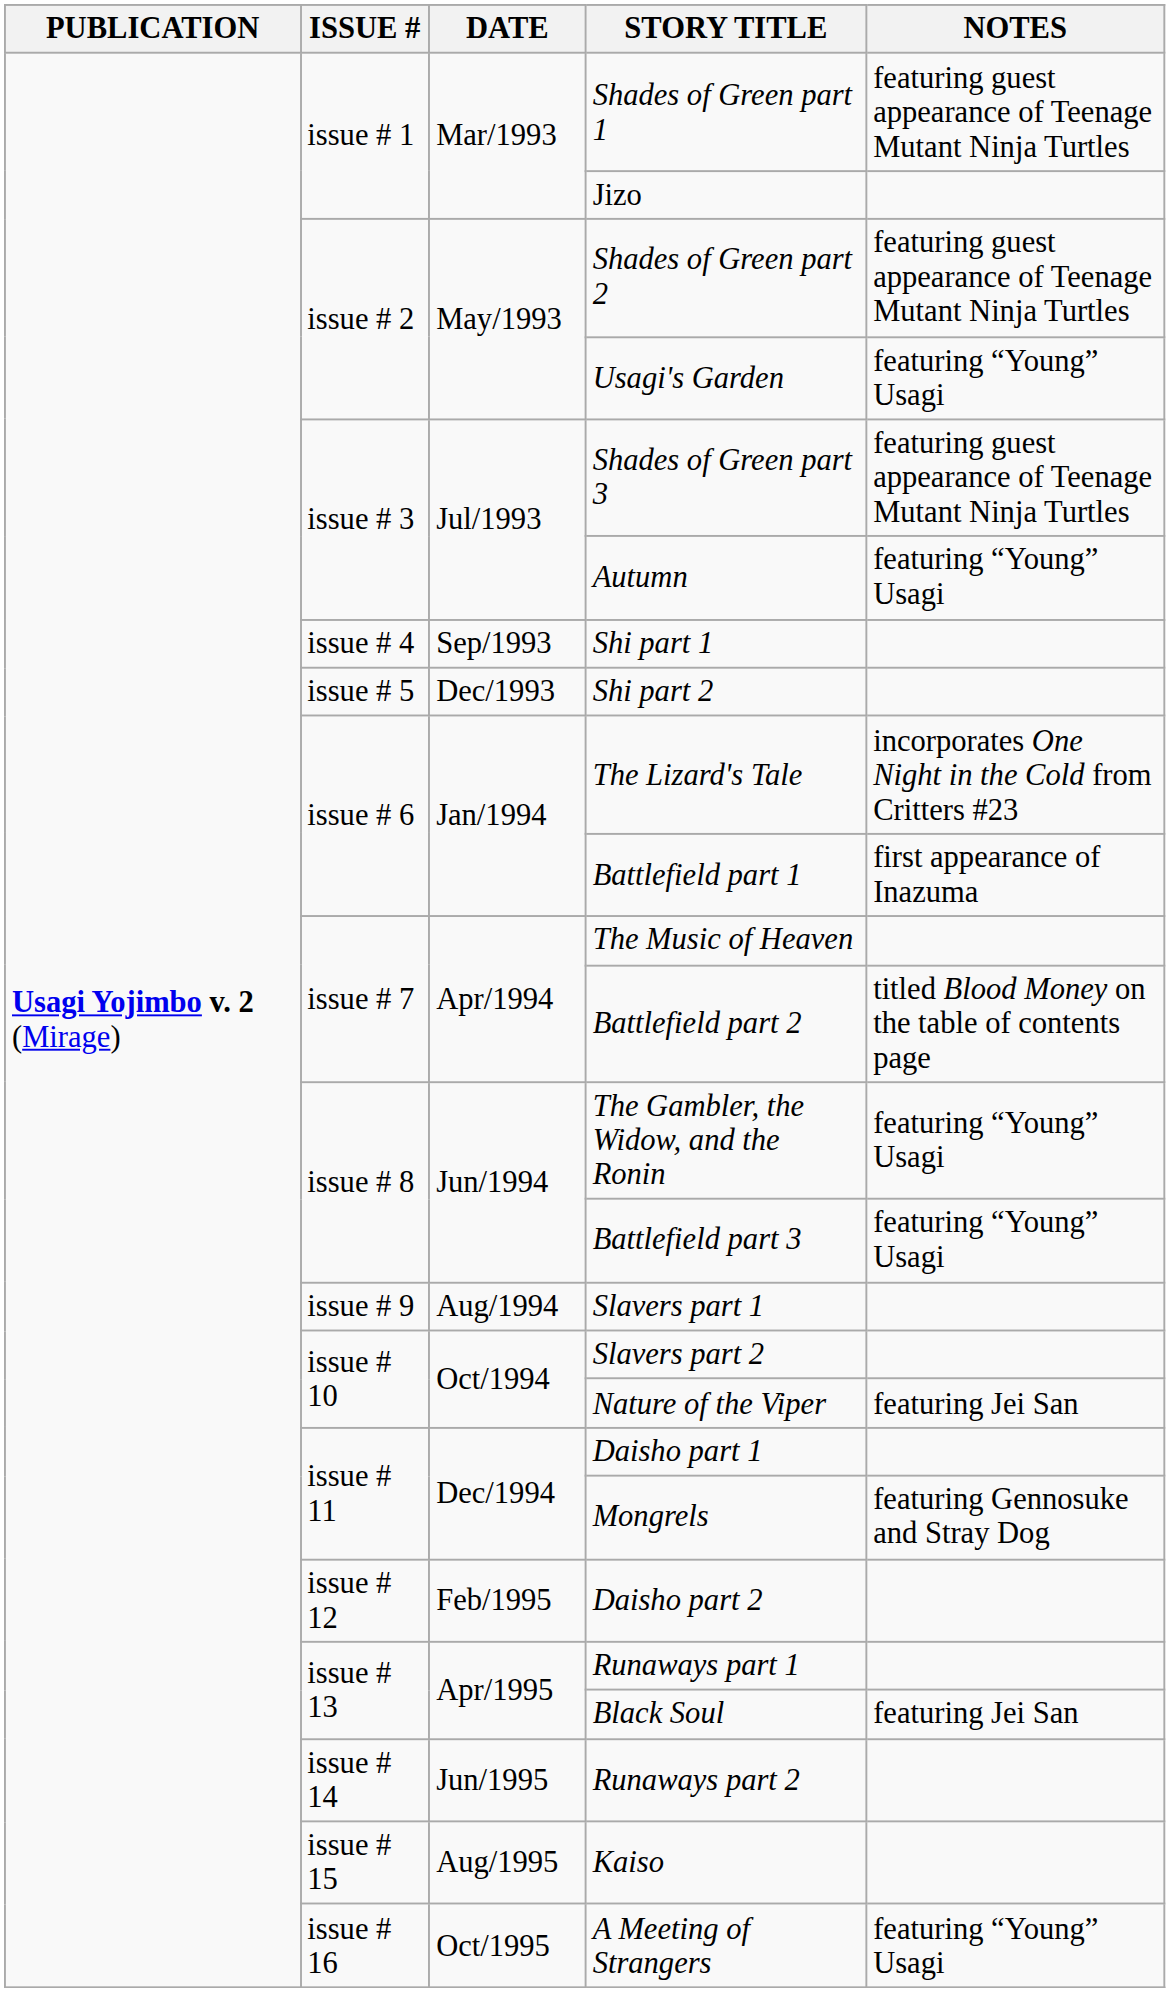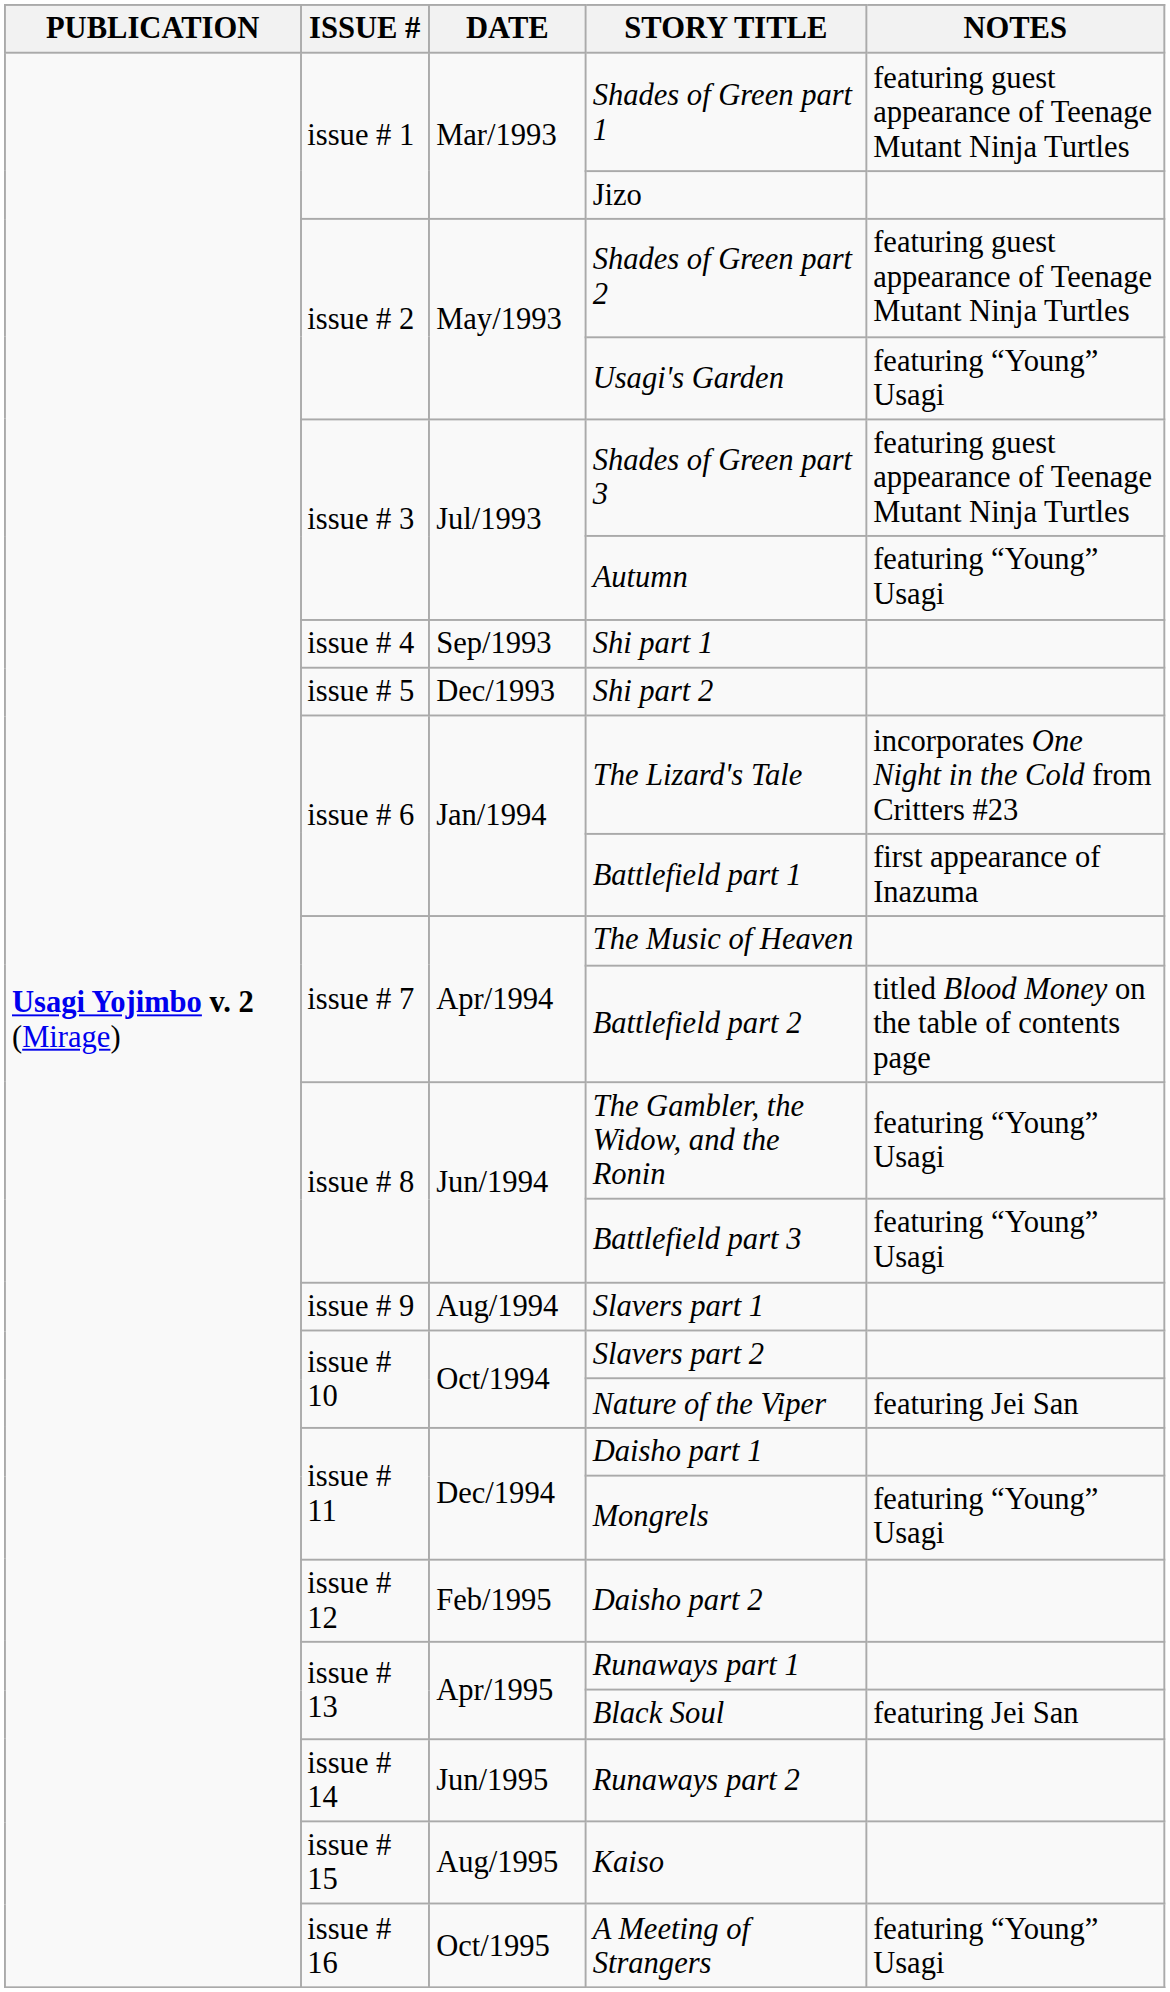(1001, 1516) featuring Gennosuke and Stray Dog -> (986, 1516) featuring “Young” Usagi
